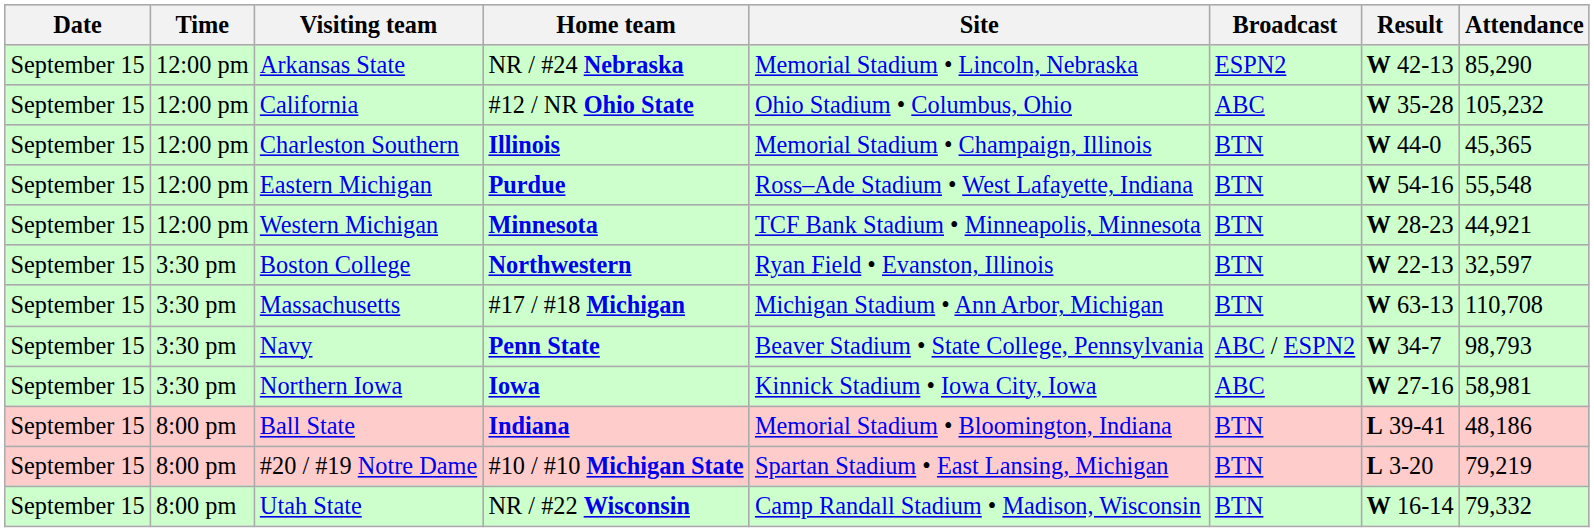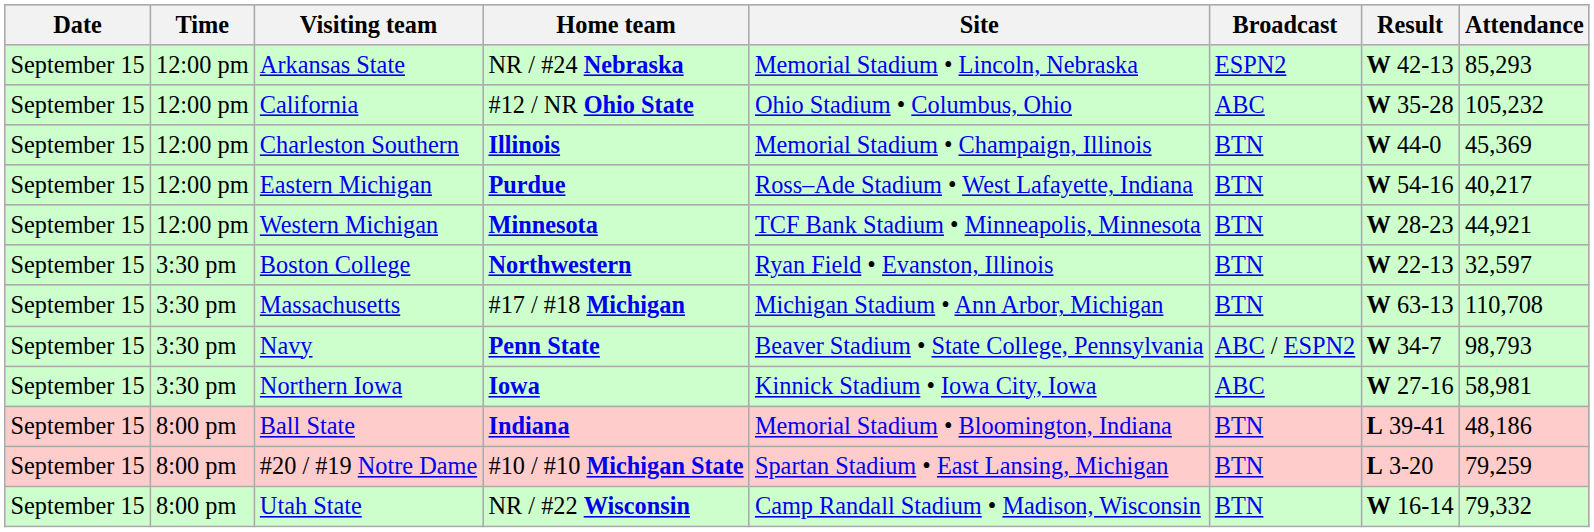(1498, 64) 85,290 -> (1498, 64) 85,293
(1498, 145) 45,365 -> (1498, 145) 45,369
(1498, 185) 55,548 -> (1498, 185) 40,217
(1498, 465) 79,219 -> (1498, 465) 79,259
